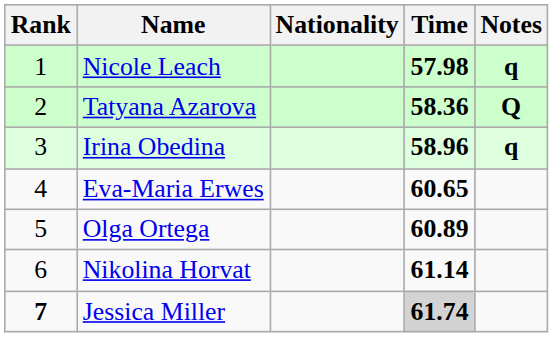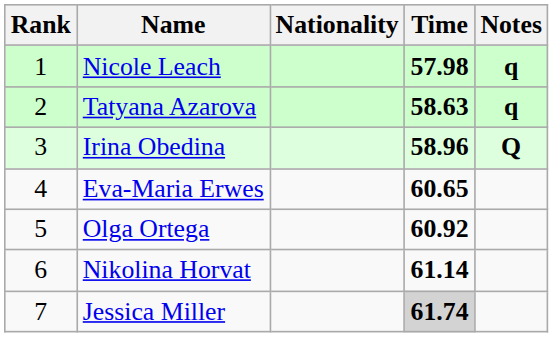(440, 106) 58.36 -> (440, 106) 58.63
(511, 106) Q -> (511, 106) q
(511, 147) q -> (511, 147) Q
(440, 229) 60.89 -> (440, 229) 60.92
(41, 310) bold -> (41, 310) normal
